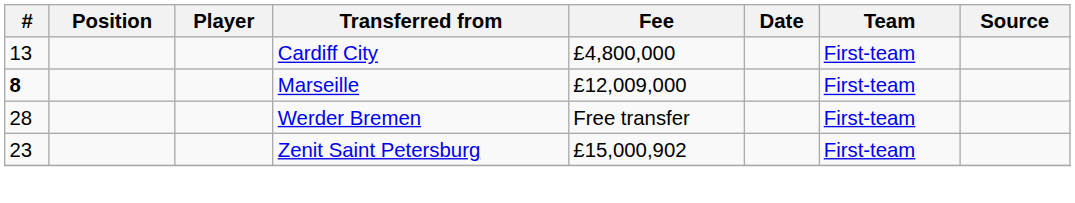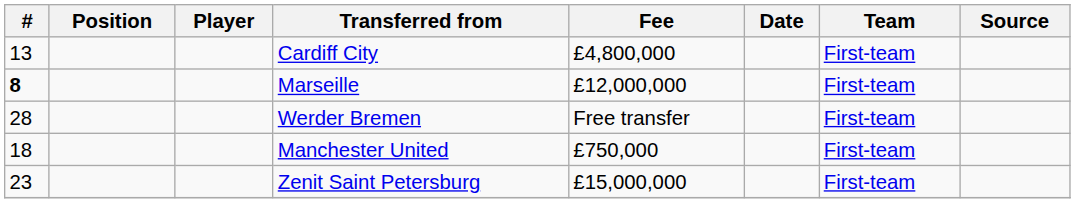(630, 85) £12,009,000 -> (630, 85) £12,000,000
+ row: (363, 150)
(630, 150) £15,000,902 -> (630, 182) £15,000,000
